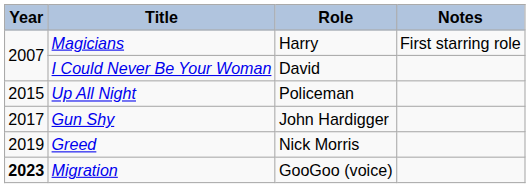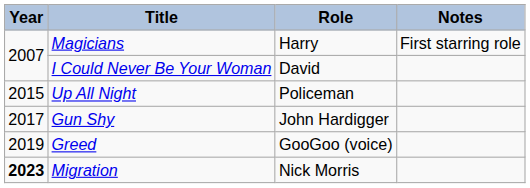(319, 145) Nick Morris -> (336, 145) GooGoo (voice)
(336, 171) GooGoo (voice) -> (319, 171) Nick Morris
